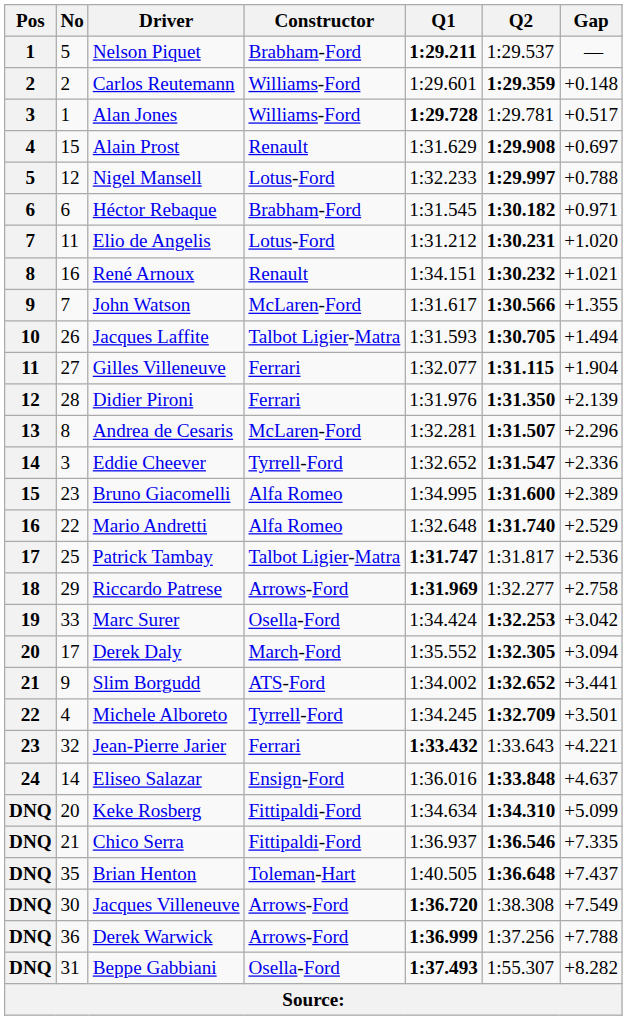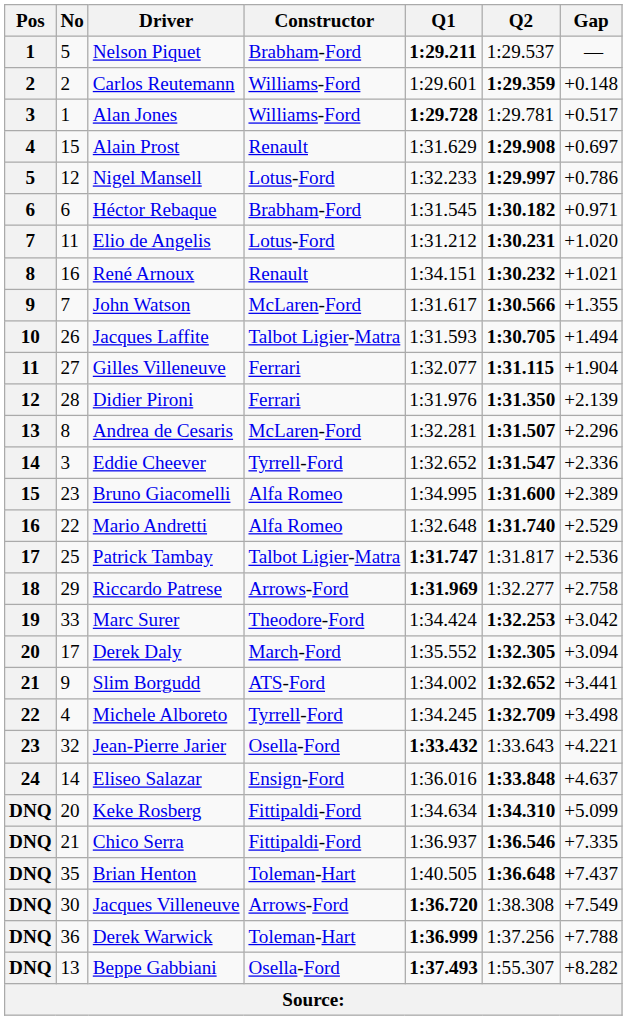(591, 178) +0.788 -> (591, 178) +0.786
(294, 620) Osella-Ford -> (306, 620) Theodore-Ford
(591, 715) +3.501 -> (591, 715) +3.498
(274, 746) Ferrari -> (294, 746) Osella-Ford
(298, 936) Arrows-Ford -> (302, 936) Toleman-Hart
(70, 967) 31 -> (70, 967) 13
